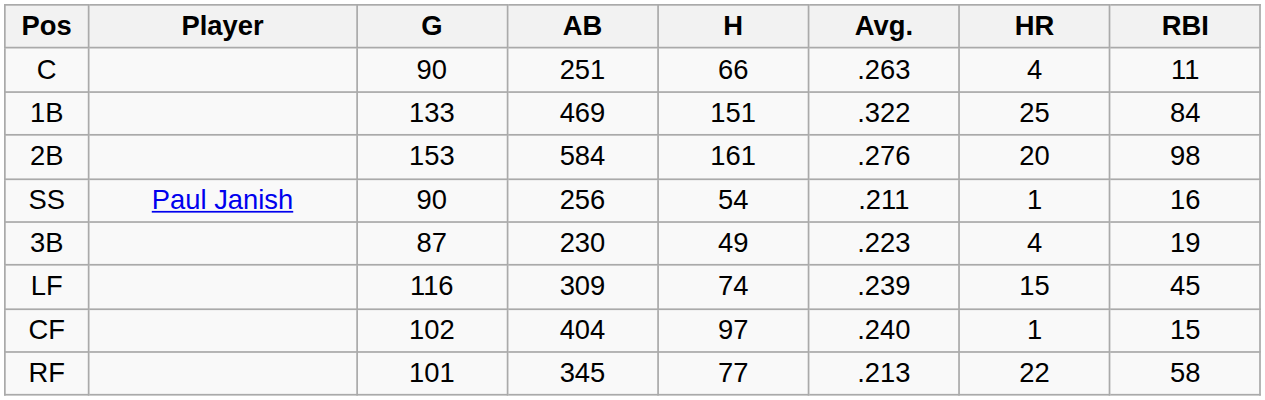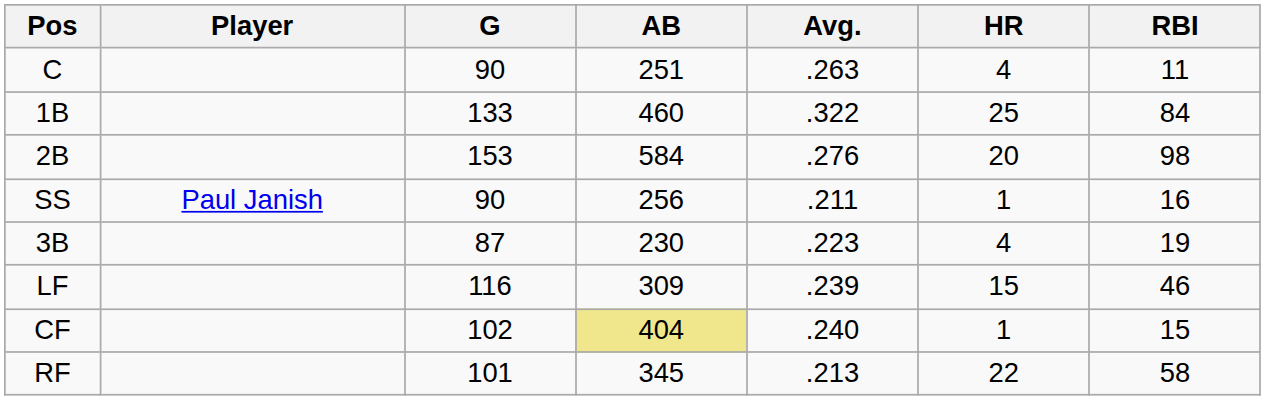- column: (733, 26)
(582, 112) 469 -> (661, 112) 460
(1185, 286) 45 -> (1175, 286) 46
(582, 329) no background -> (661, 329) khaki background
